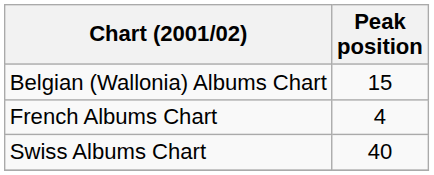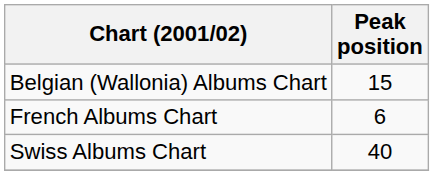(380, 116) 4 -> (380, 116) 6
